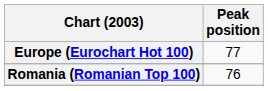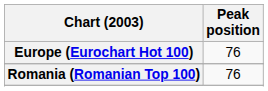(233, 52) 77 -> (233, 52) 76
